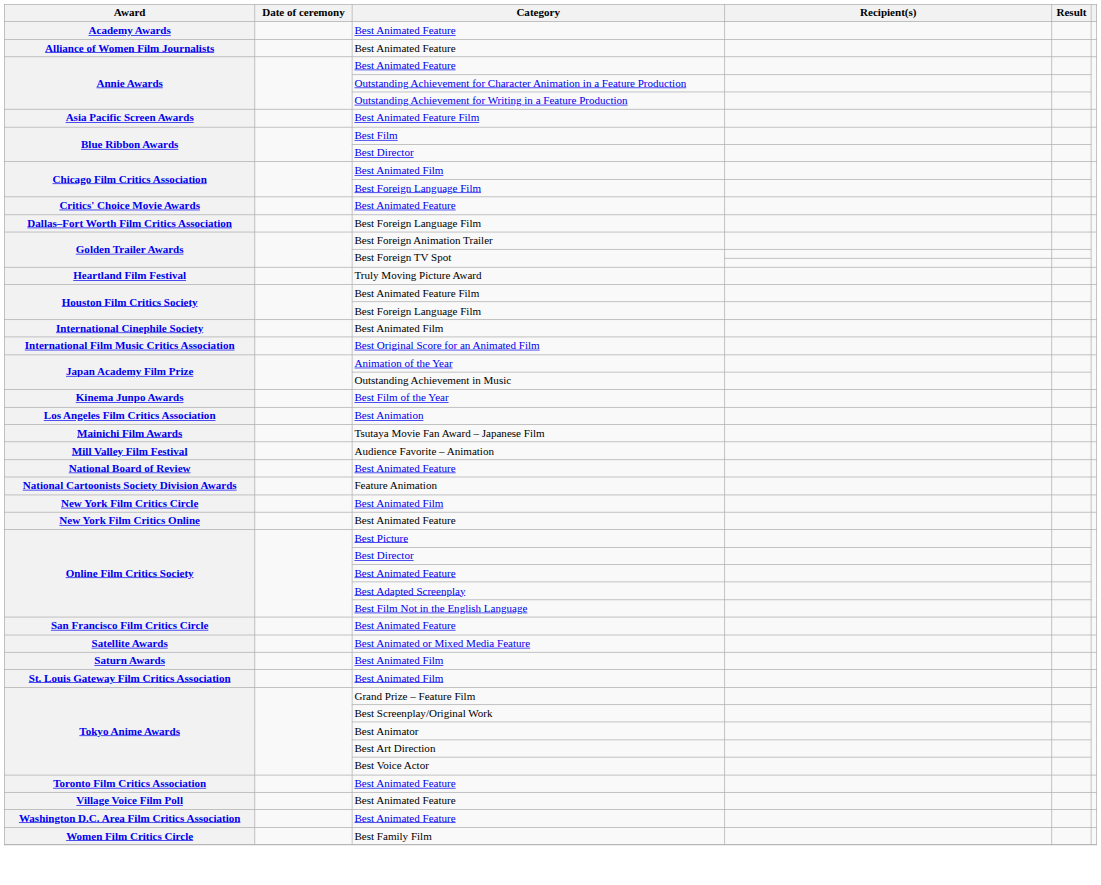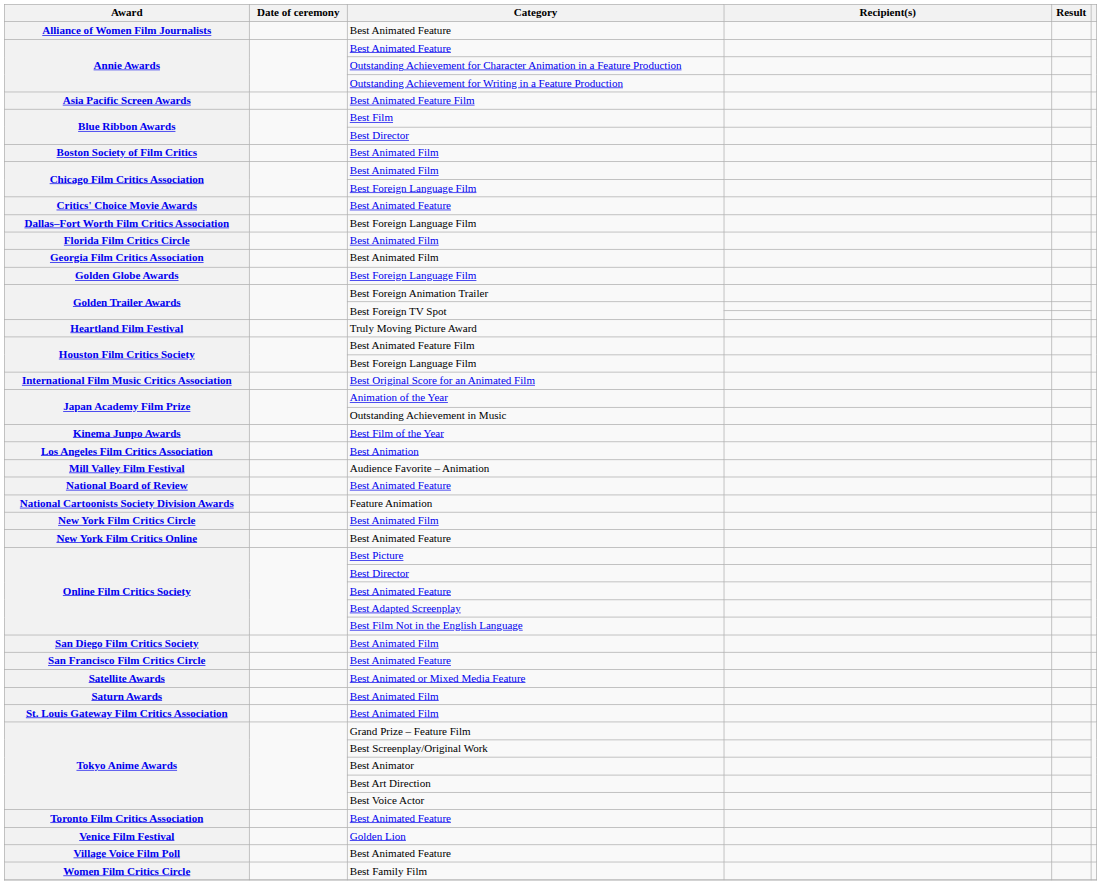- row: (130, 30)
+ row: (127, 153)
+ row: (127, 240)
+ row: (127, 258)
+ row: (127, 275)
- row: (130, 328)
- row: (130, 433)
+ row: (127, 643)
+ row: (127, 836)
- row: (130, 818)
